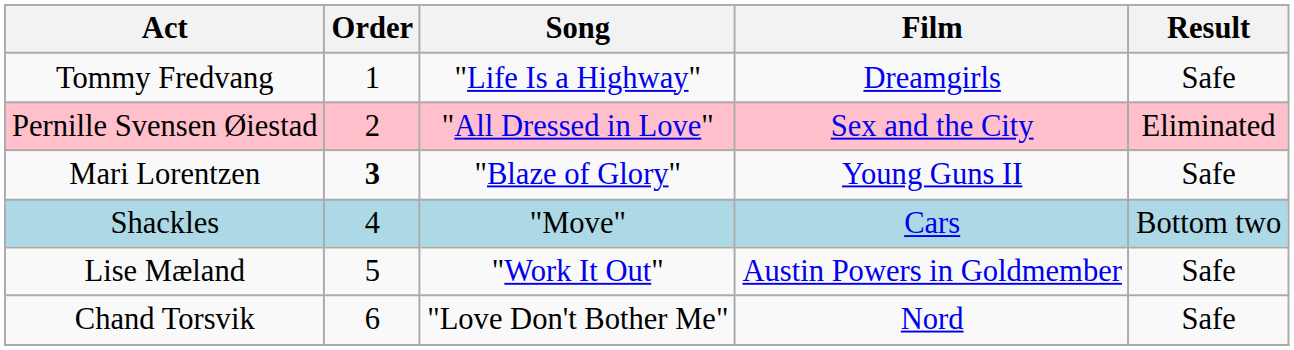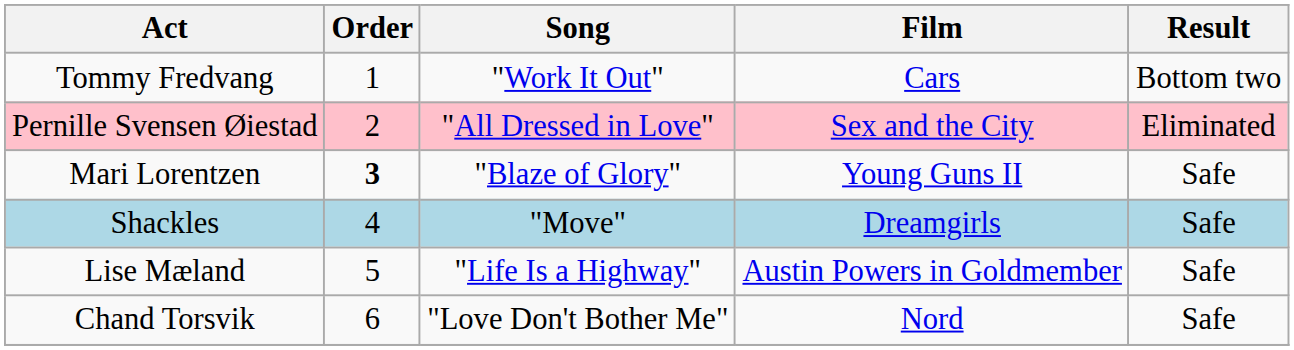(578, 77) "Life Is a Highway" -> (578, 77) "Work It Out"
(932, 77) Dreamgirls -> (932, 77) Cars
(1209, 77) Safe -> (1209, 77) Bottom two
(932, 222) Cars -> (932, 222) Dreamgirls
(1209, 222) Bottom two -> (1209, 222) Safe
(578, 271) "Work It Out" -> (578, 271) "Life Is a Highway"
